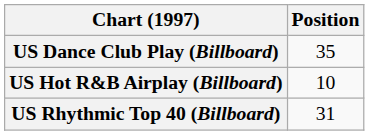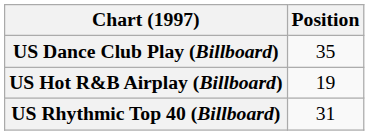(325, 82) 10 -> (325, 82) 19
